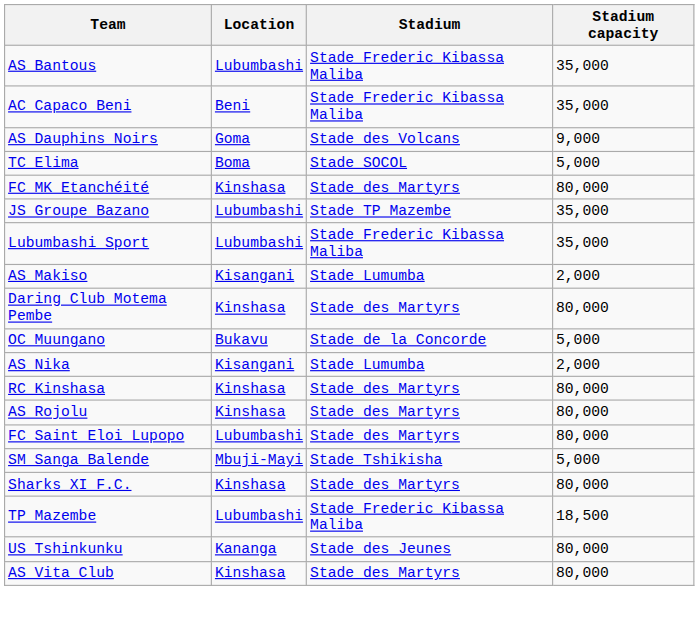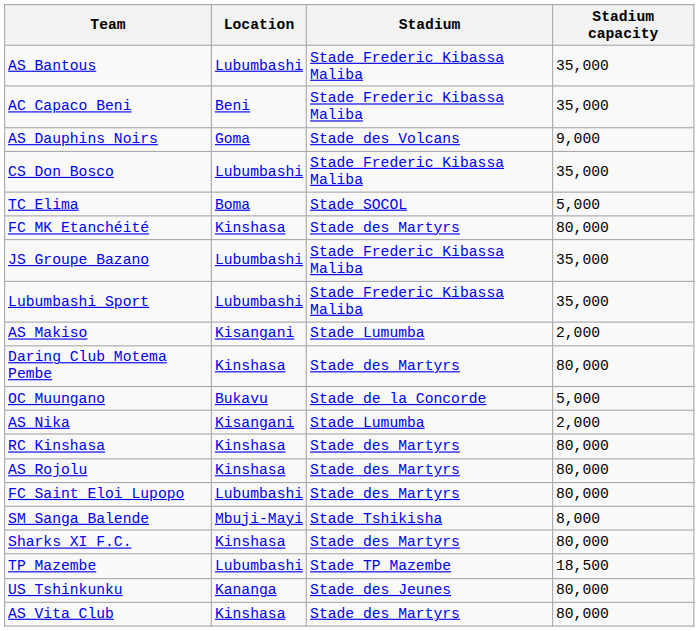+ row: (61, 172)
(381, 211) Stade TP Mazembe -> (407, 260) Stade Frederic Kibassa Maliba
(578, 460) 5,000 -> (578, 518) 8,000
(407, 517) Stade Frederic Kibassa Maliba -> (381, 566) Stade TP Mazembe
